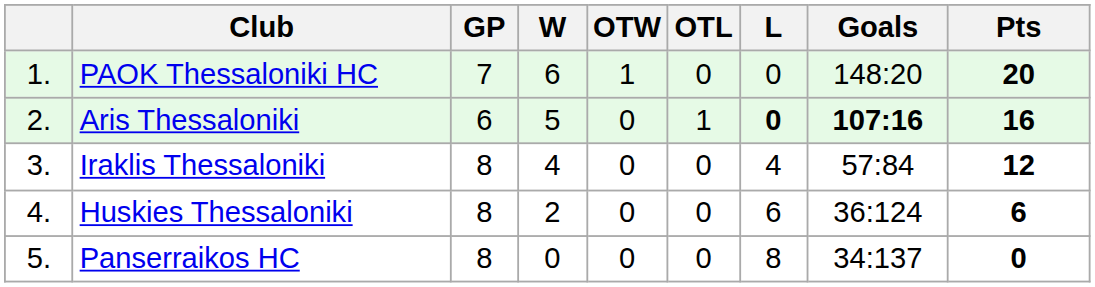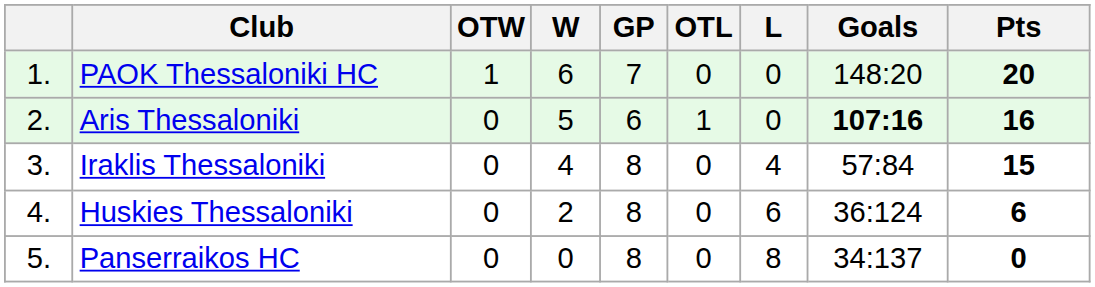columns swapped: (484, 27) <-> (627, 27)
(773, 119) bold -> (773, 119) normal
(1019, 166) 12 -> (1019, 166) 15
